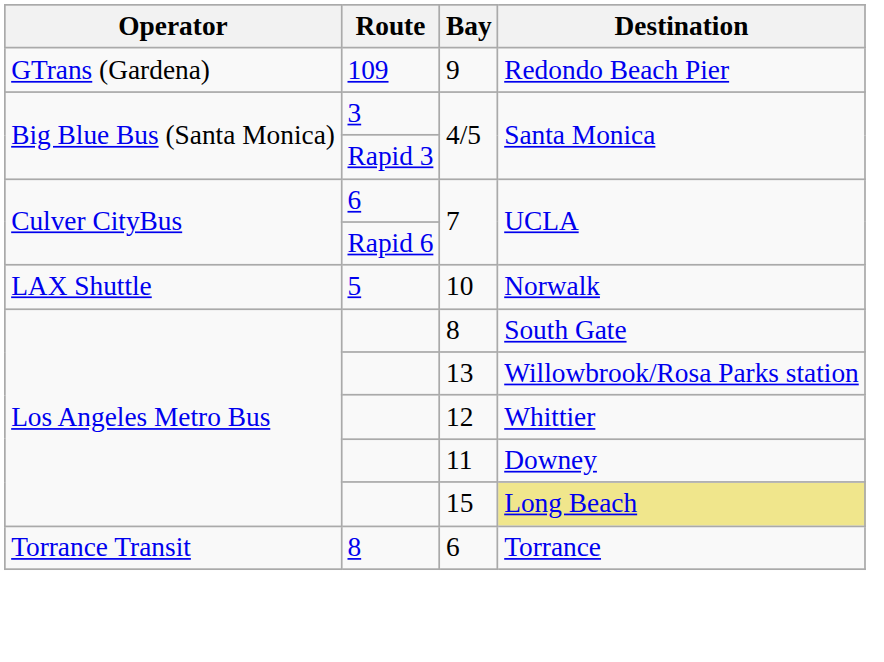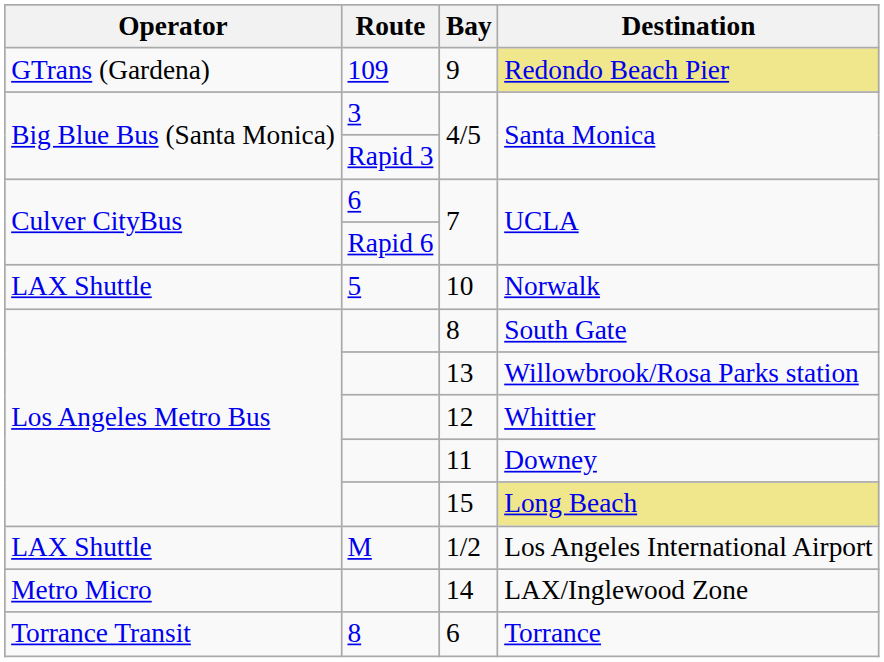(617, 69) no background -> (617, 69) khaki background
+ row: (360, 546)
+ row: (390, 591)
